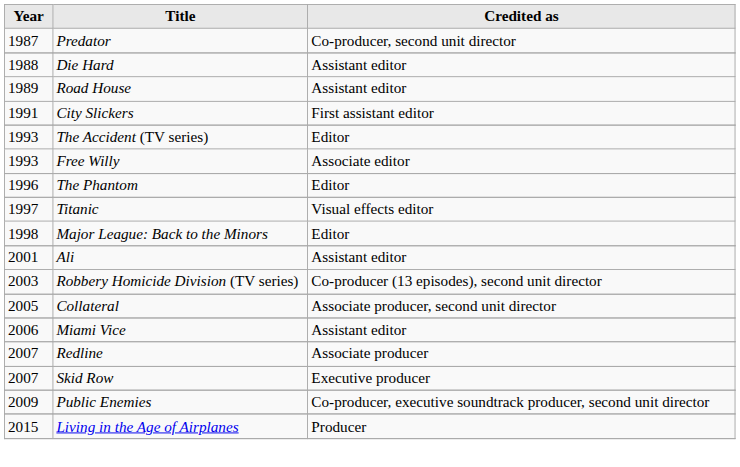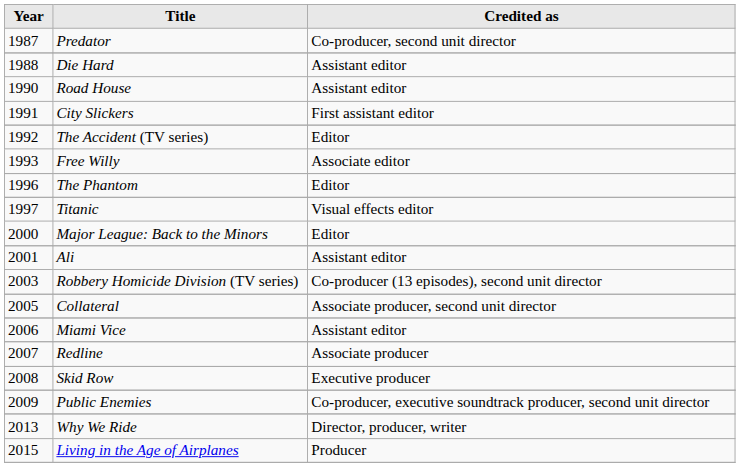(23, 88) 1989 -> (23, 88) 1990
(23, 137) 1993 -> (23, 137) 1992
(23, 233) 1998 -> (23, 233) 2000
(23, 378) 2007 -> (23, 378) 2008
+ row: (97, 426)
